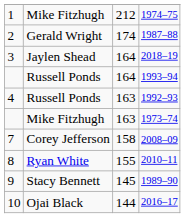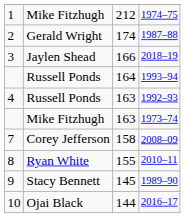(126, 56) 164 -> (126, 56) 166
